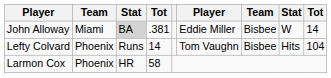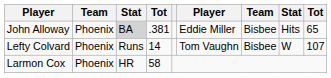(89, 30) Miami -> (94, 30) Phoenix
(286, 30) W -> (291, 30) Hits
(313, 30) 14 -> (313, 30) 65
(291, 47) Hits -> (286, 47) W
(316, 47) 104 -> (316, 47) 107
